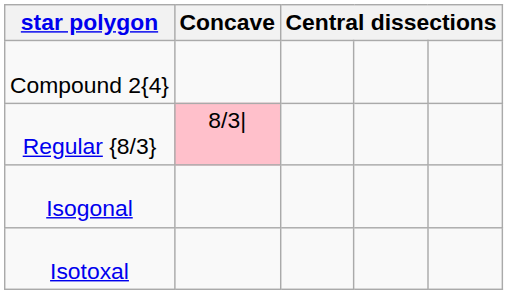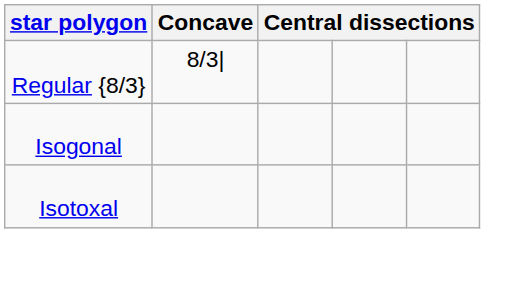- row: (89, 84)
(227, 120) pink background -> (206, 58) no background
